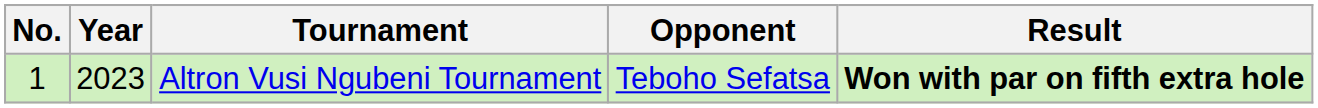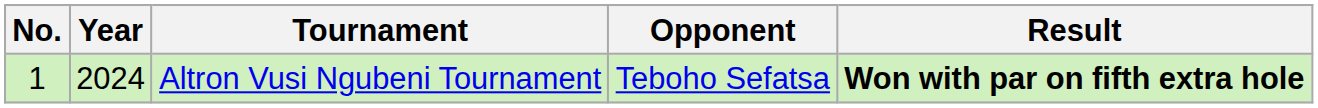(110, 78) 2023 -> (110, 78) 2024
